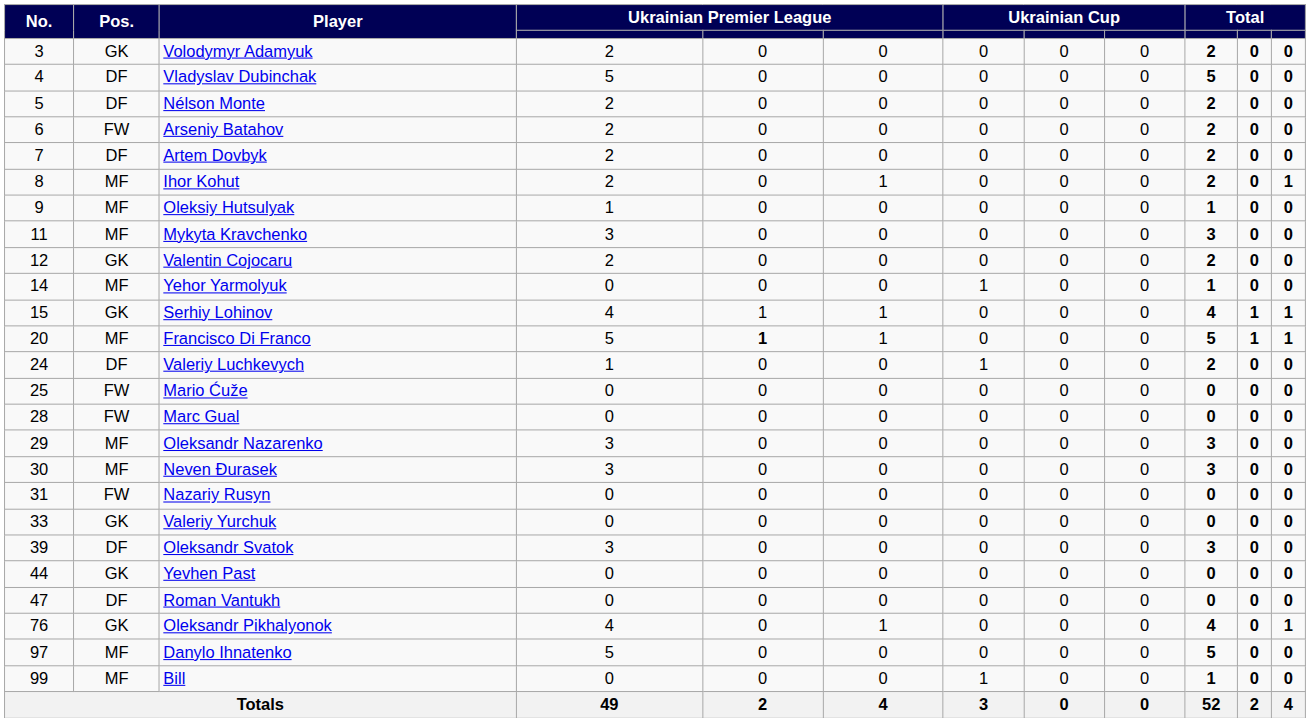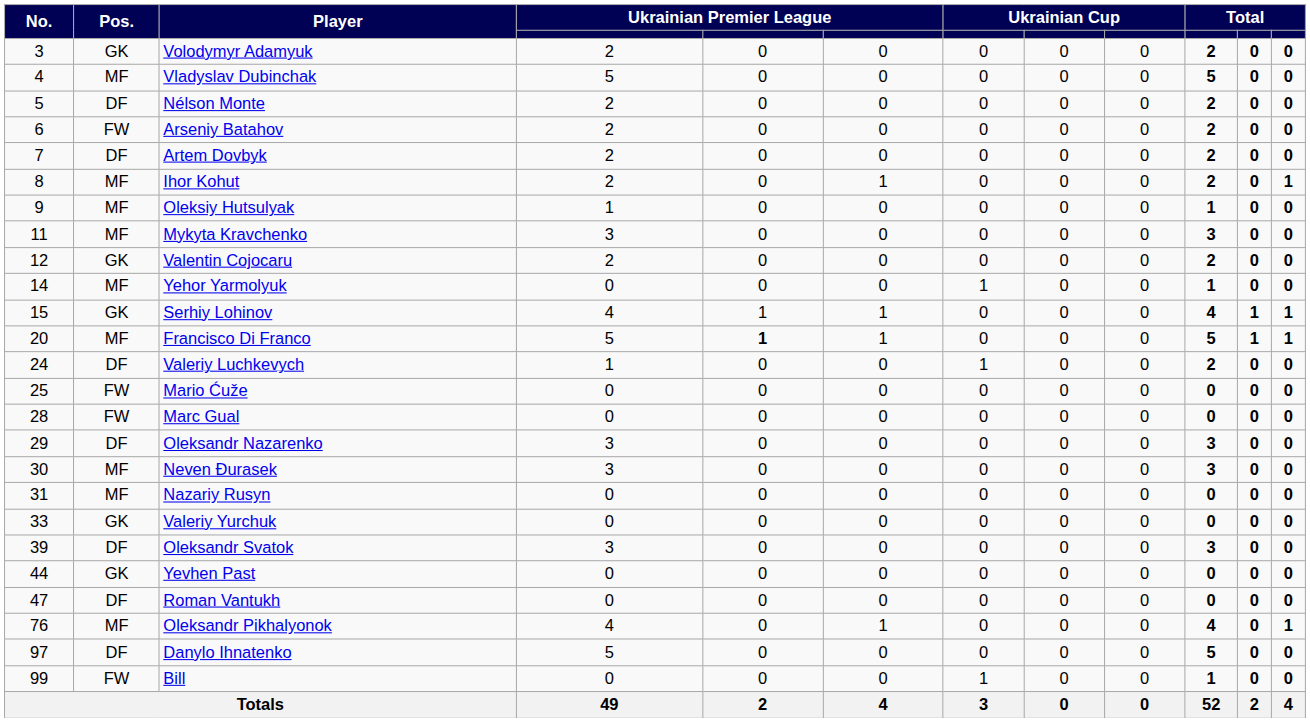(117, 77) DF -> (117, 77) MF
(117, 443) MF -> (117, 443) DF
(117, 495) FW -> (117, 495) MF
(117, 626) GK -> (117, 626) MF
(117, 652) MF -> (117, 652) DF
(117, 678) MF -> (117, 678) FW
